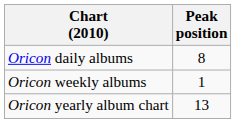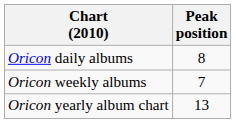(202, 81) 1 -> (202, 81) 7
